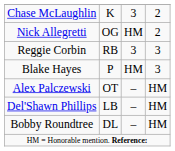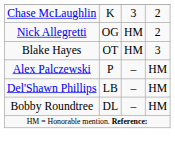- row: (52, 50)
(110, 69) P -> (110, 50) OT
(110, 87) OT -> (110, 69) P
